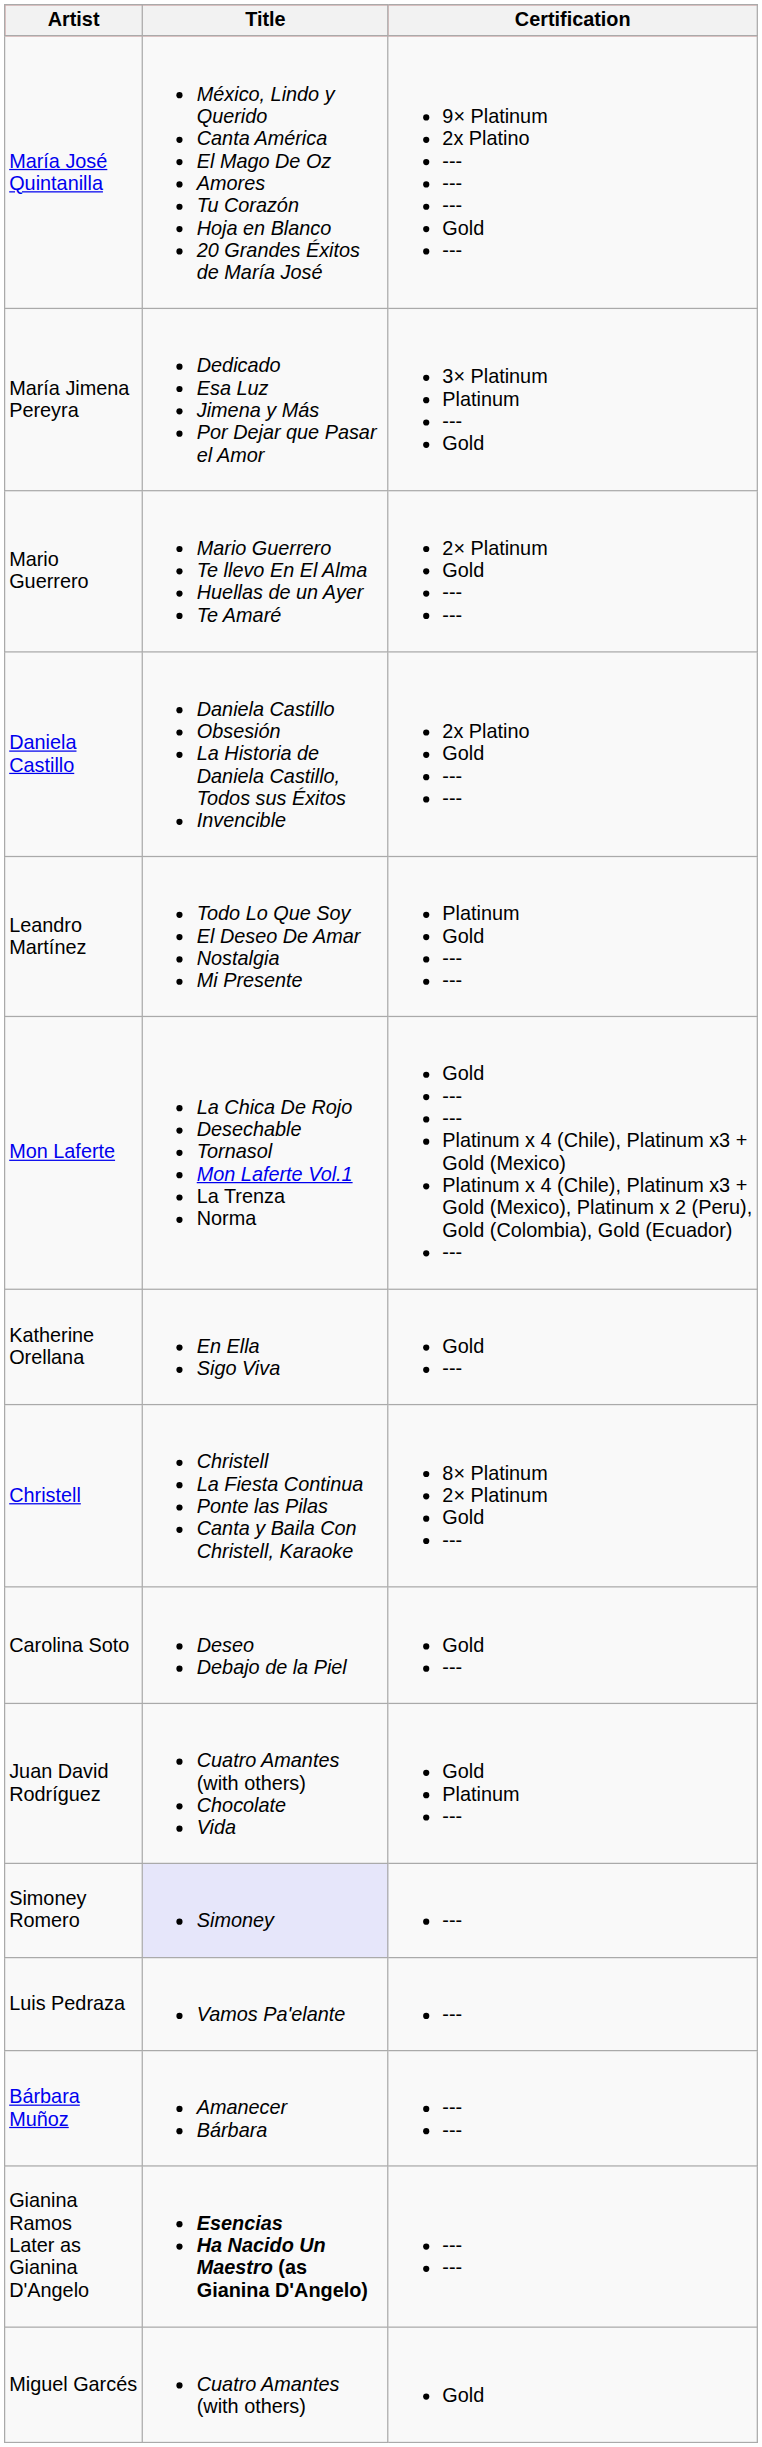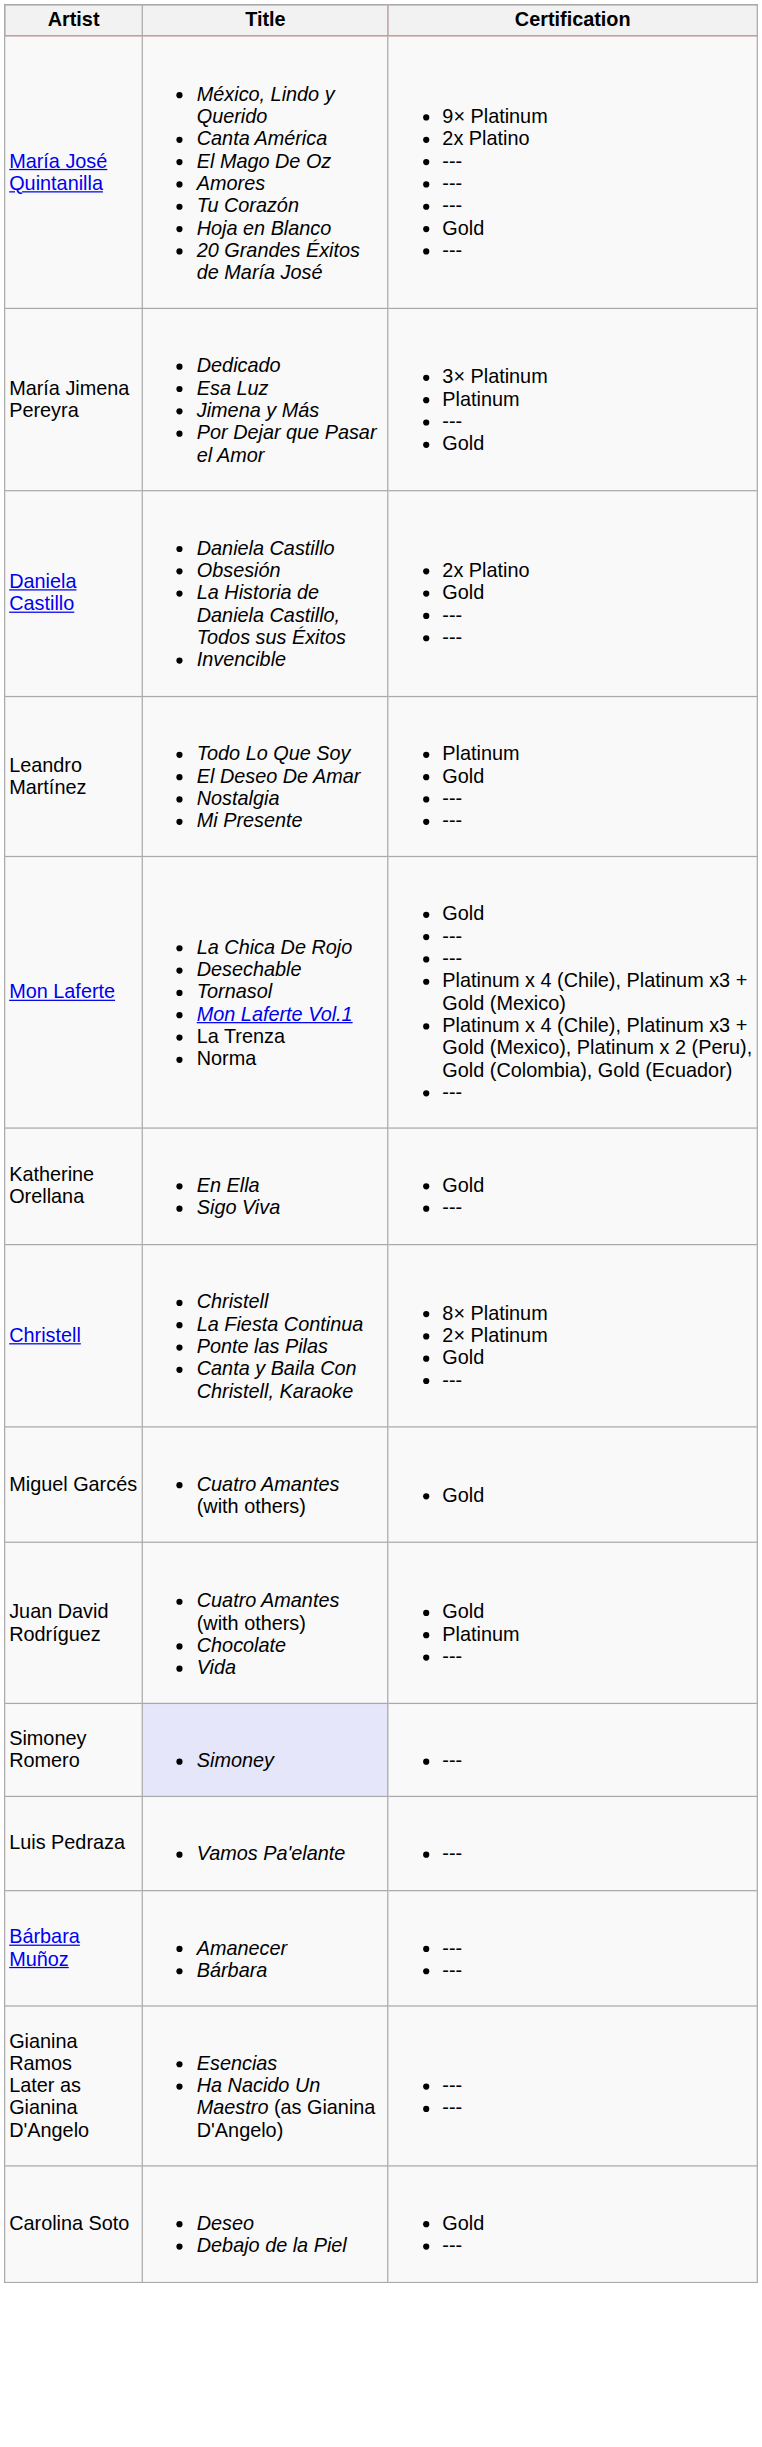- row: (49, 570)
rows swapped: (69, 1645) <-> (73, 2384)
(265, 2258) bold -> (265, 2097) normal
